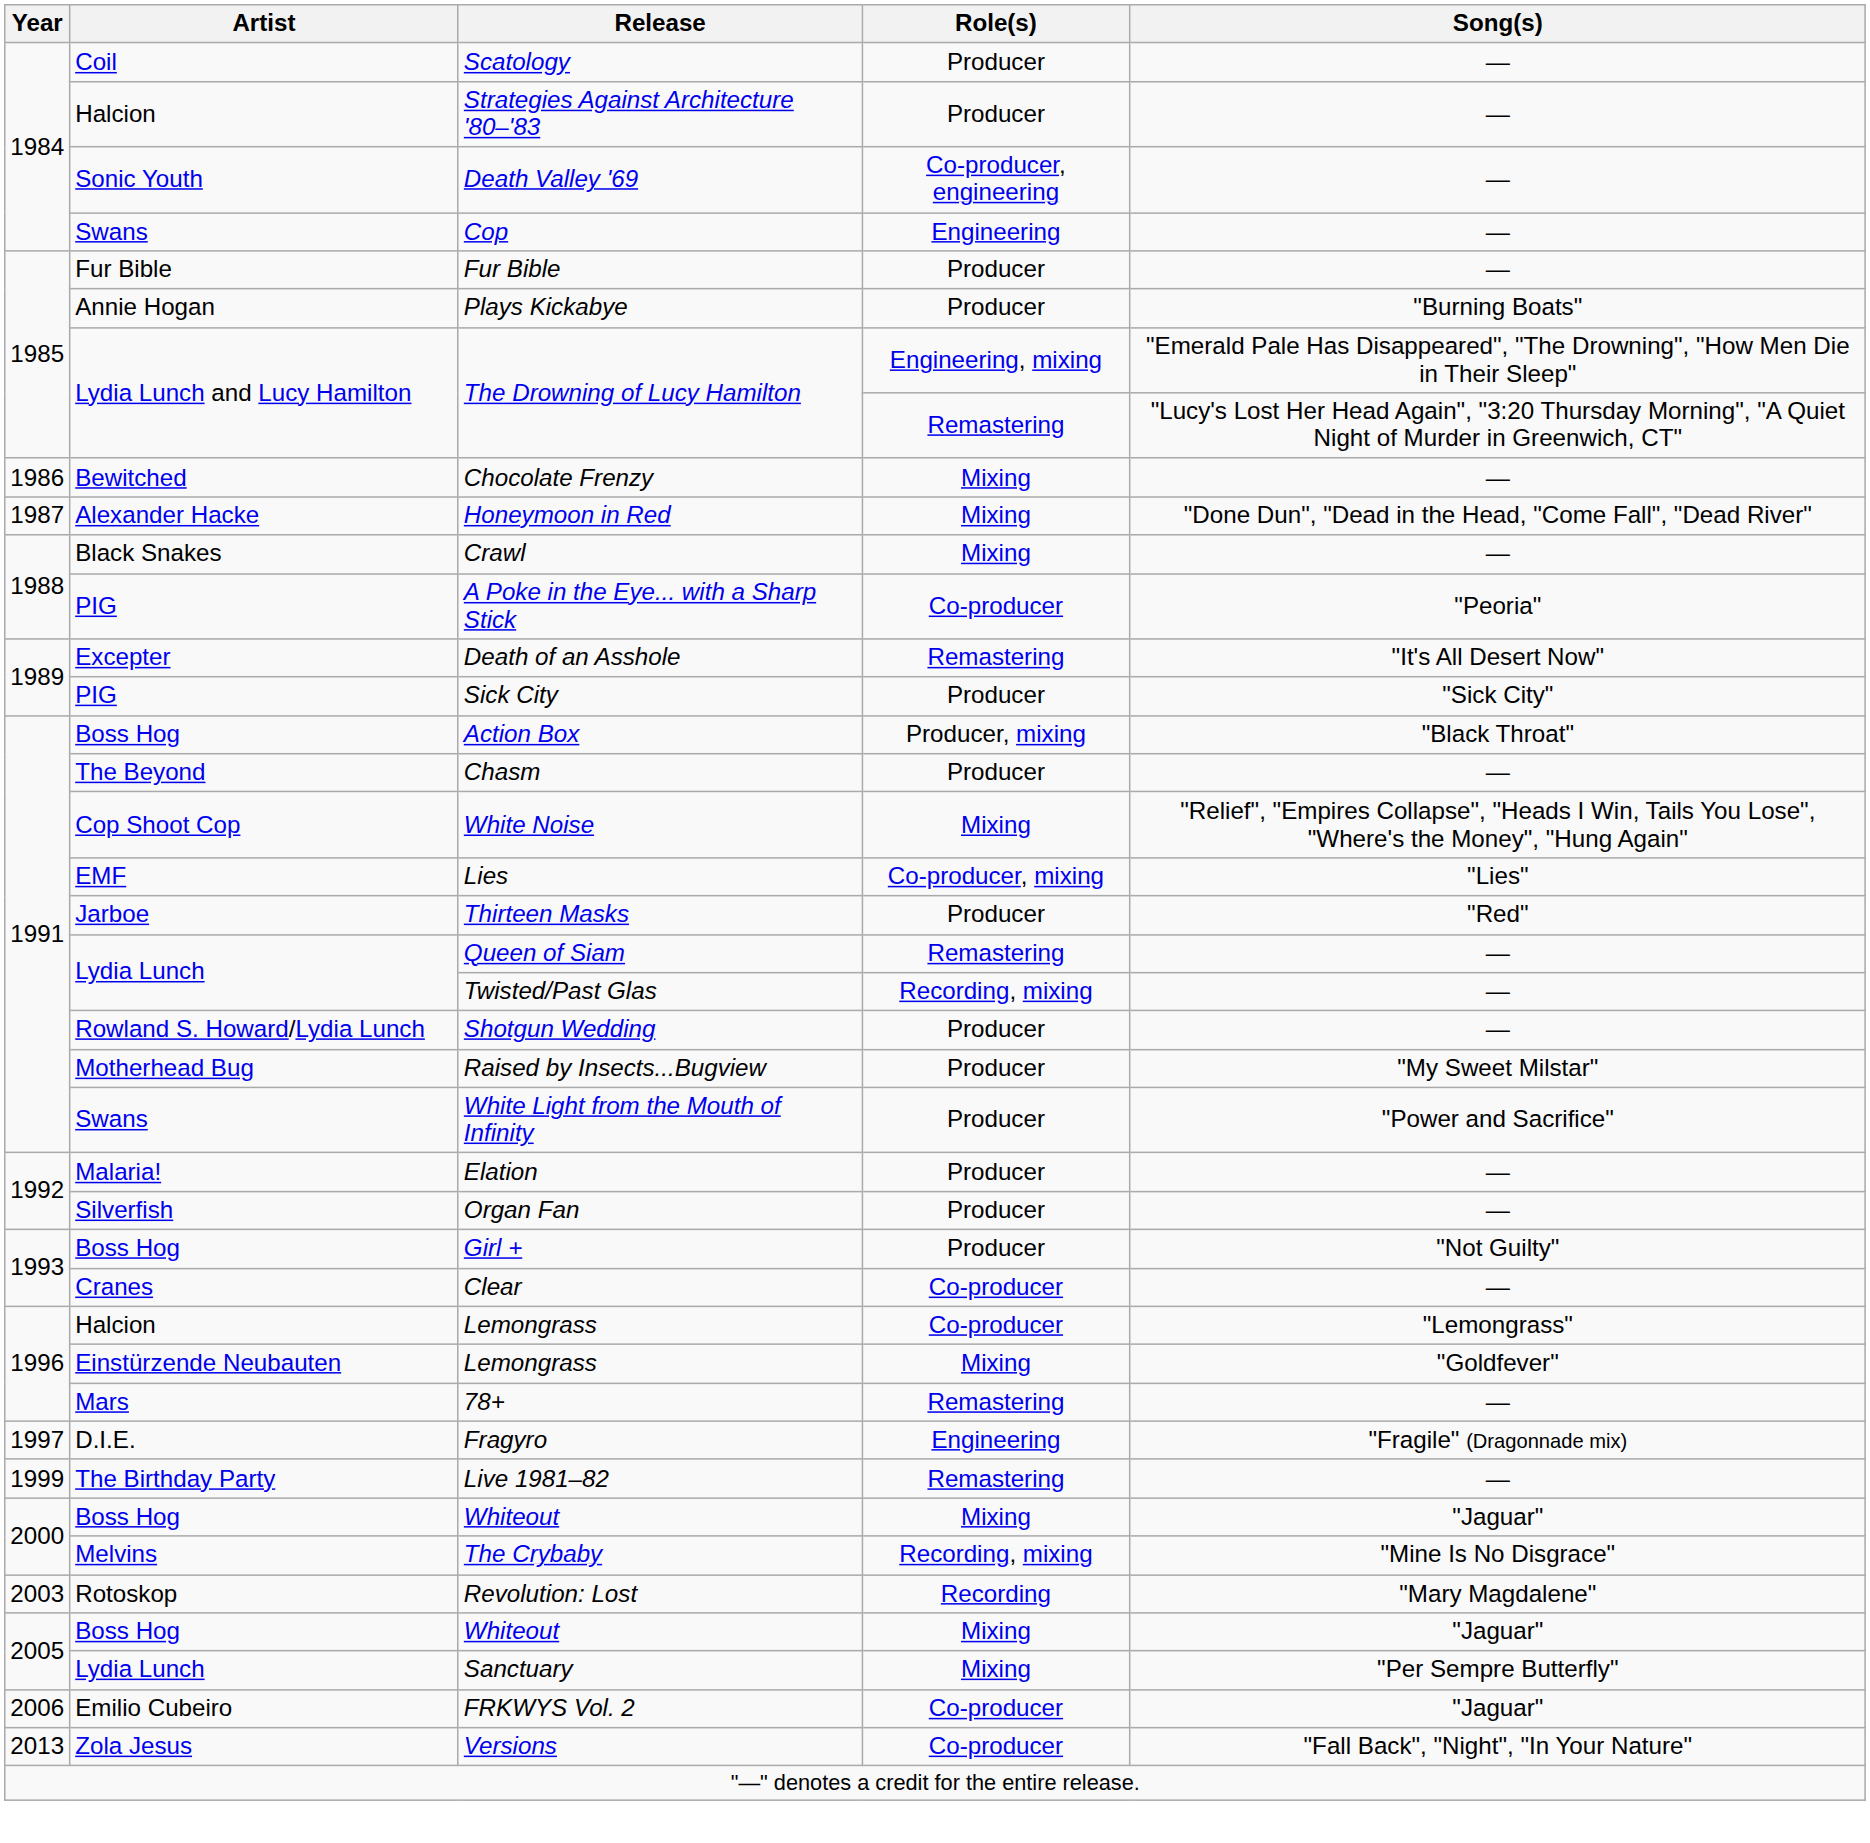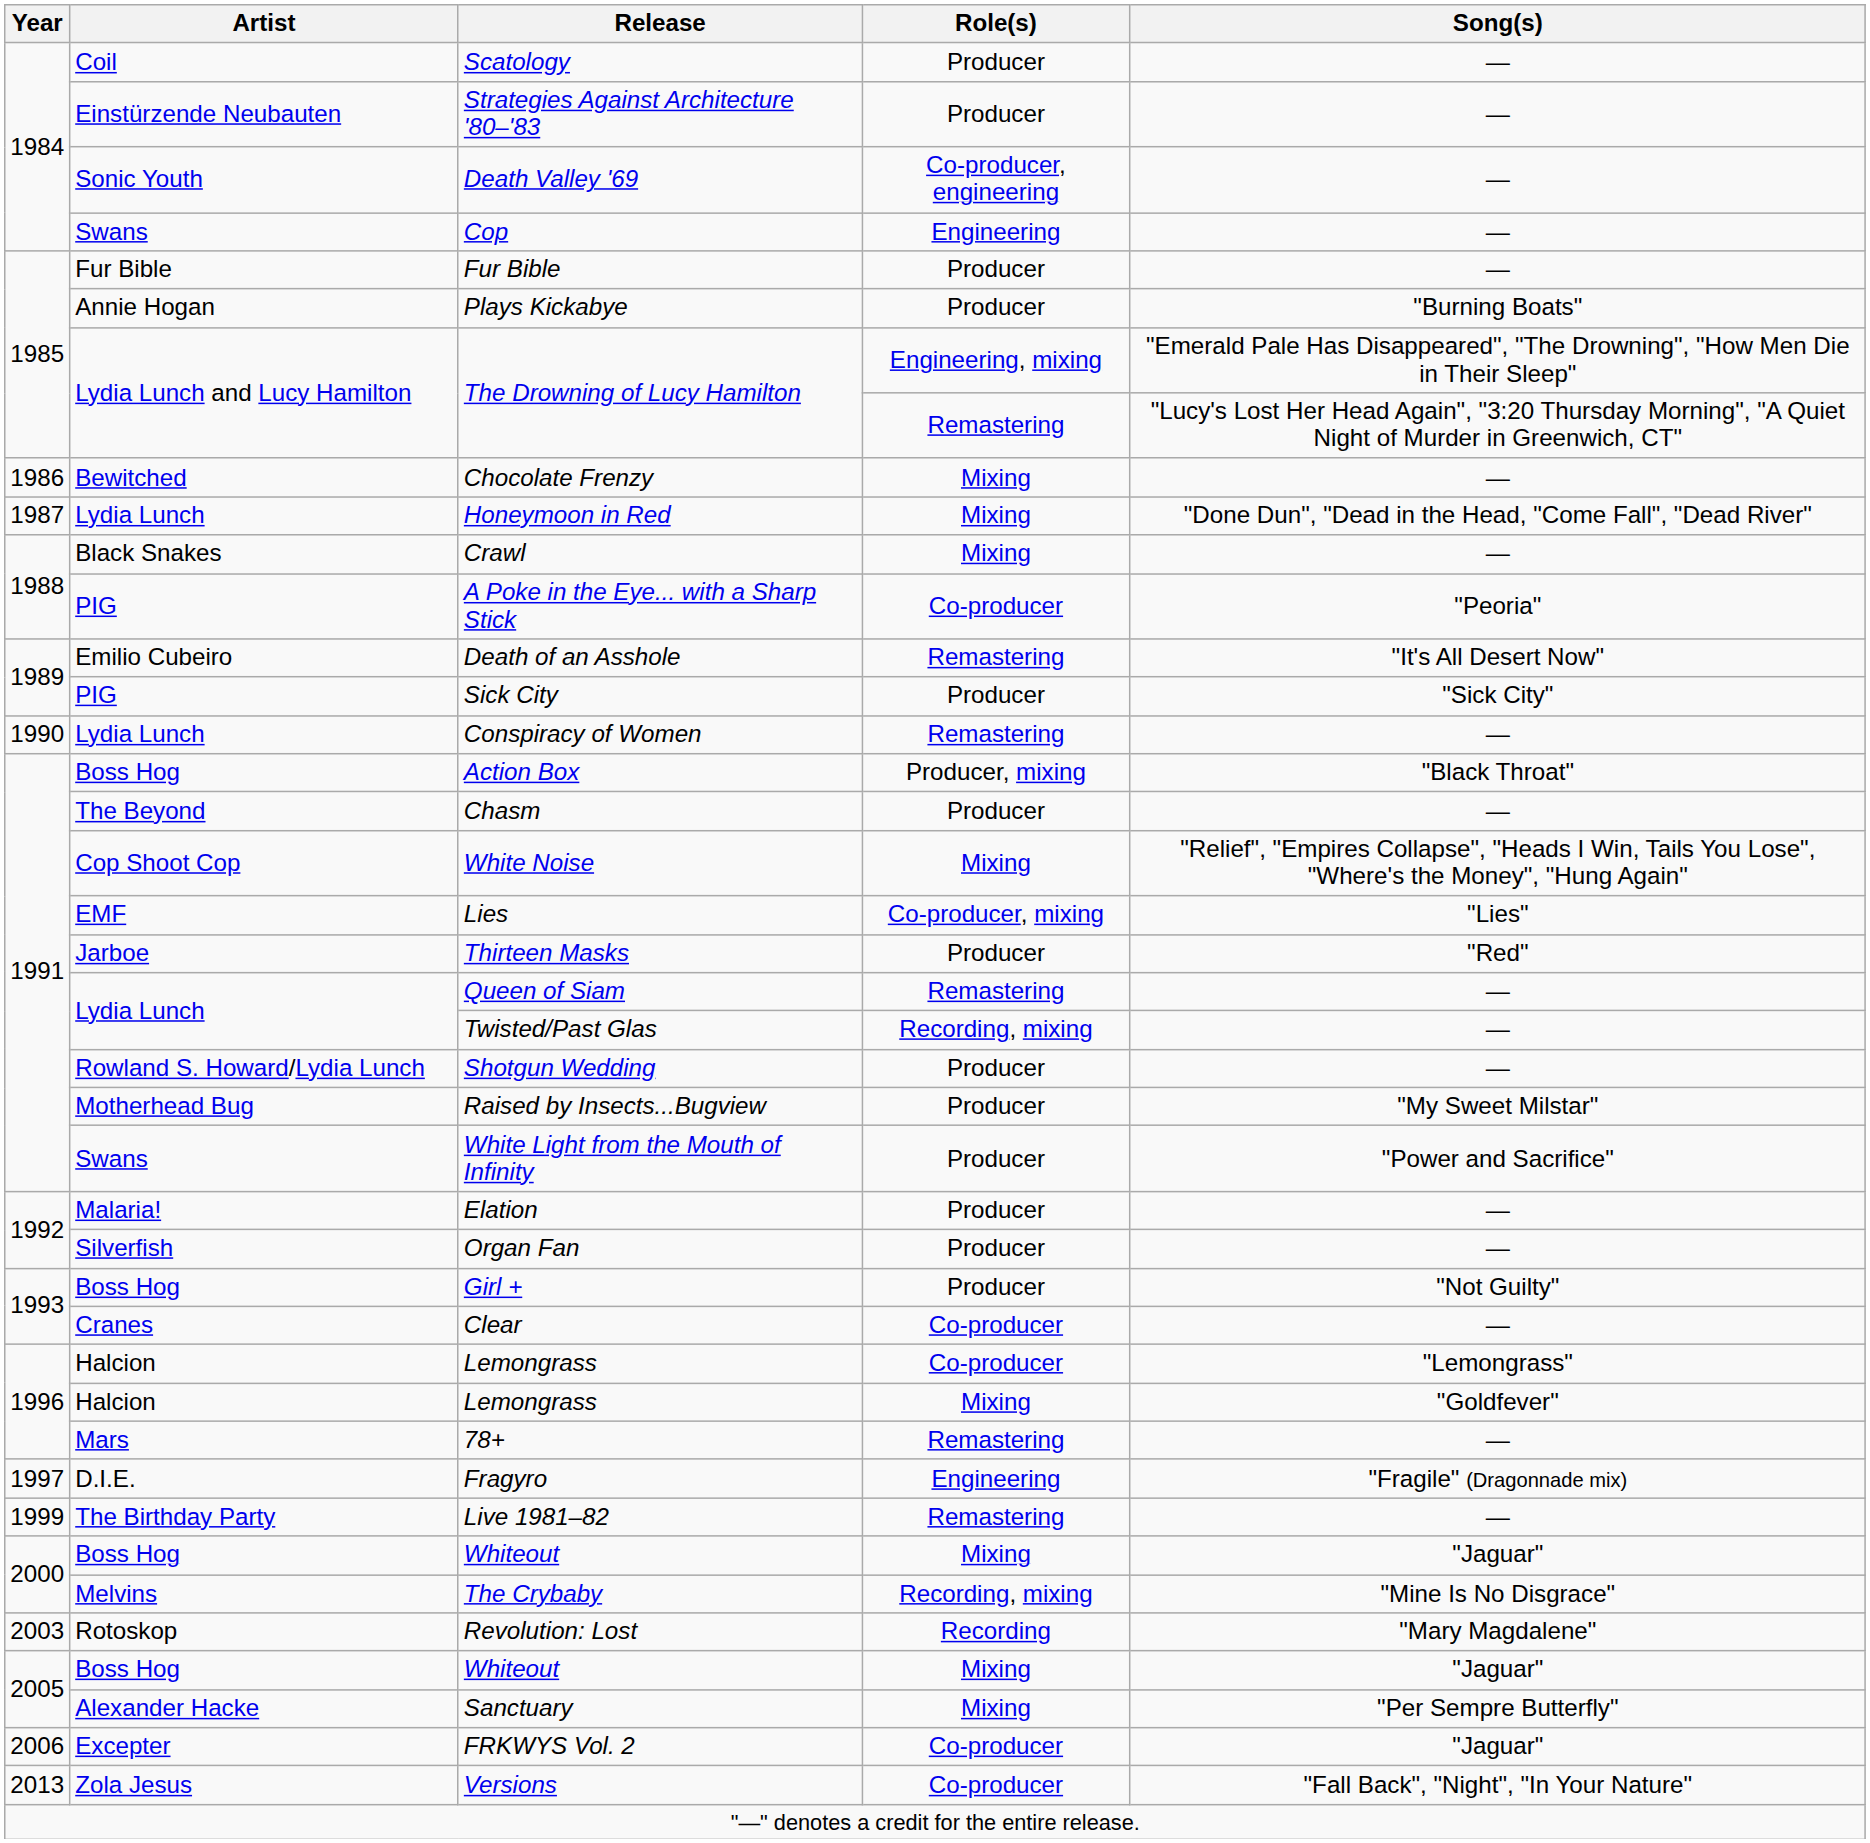(115, 113) Halcion -> (208, 113) Einstürzende Neubauten
(167, 515) Alexander Hacke -> (140, 515) Lydia Lunch
(123, 657) Excepter -> (154, 657) Emilio Cubeiro
+ row: (583, 734)
(208, 1363) Einstürzende Neubauten -> (115, 1401) Halcion
(140, 1669) Lydia Lunch -> (167, 1708) Alexander Hacke
(154, 1708) Emilio Cubeiro -> (123, 1746) Excepter
